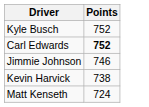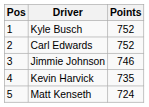+ column: (16, 13)
(102, 45) bold -> (126, 45) normal
(102, 78) 738 -> (126, 78) 735
